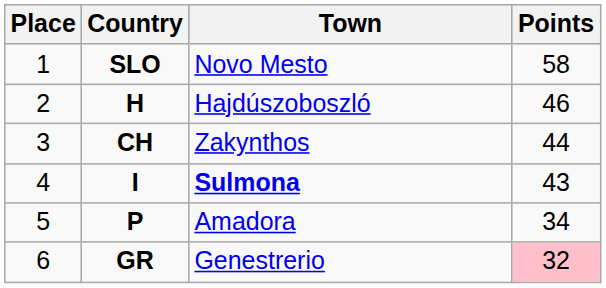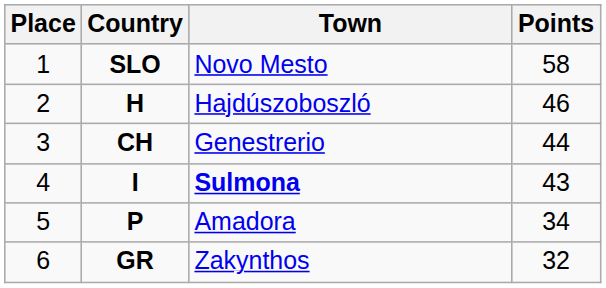(252, 143) Zakynthos -> (260, 143) Genestrerio
(260, 261) Genestrerio -> (252, 261) Zakynthos
(556, 261) pink background -> (556, 261) no background
